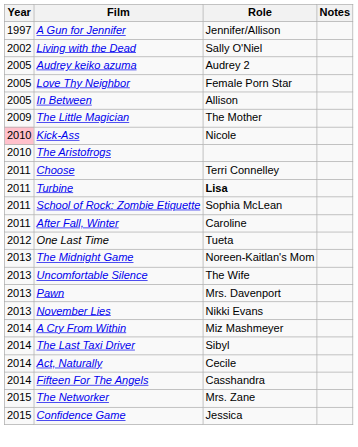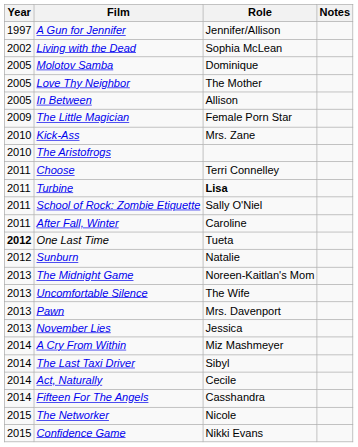(234, 48) Sally O'Niel -> (244, 48) Sophia McLean
- row: (87, 65)
+ row: (75, 65)
(249, 83) Female Porn Star -> (234, 83) The Mother
(234, 118) The Mother -> (249, 118) Female Porn Star
(19, 135) pink background -> (19, 135) no background
(221, 135) Nicole -> (230, 135) Mrs. Zane
(244, 205) Sophia McLean -> (234, 205) Sally O'Niel
(19, 240) normal -> (19, 240) bold
+ row: (57, 258)
(234, 310) Nikki Evans -> (224, 328) Jessica
(230, 398) Mrs. Zane -> (221, 415) Nicole
(224, 415) Jessica -> (234, 433) Nikki Evans
